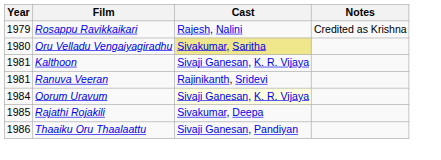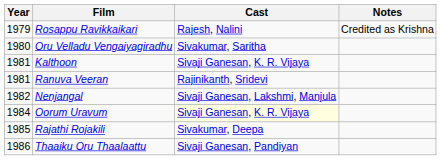(221, 46) khaki background -> (221, 46) no background
+ row: (59, 96)
